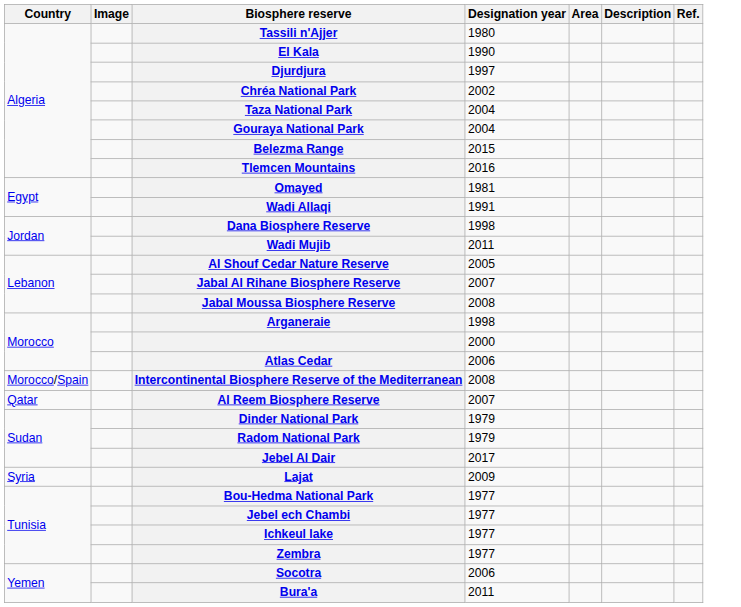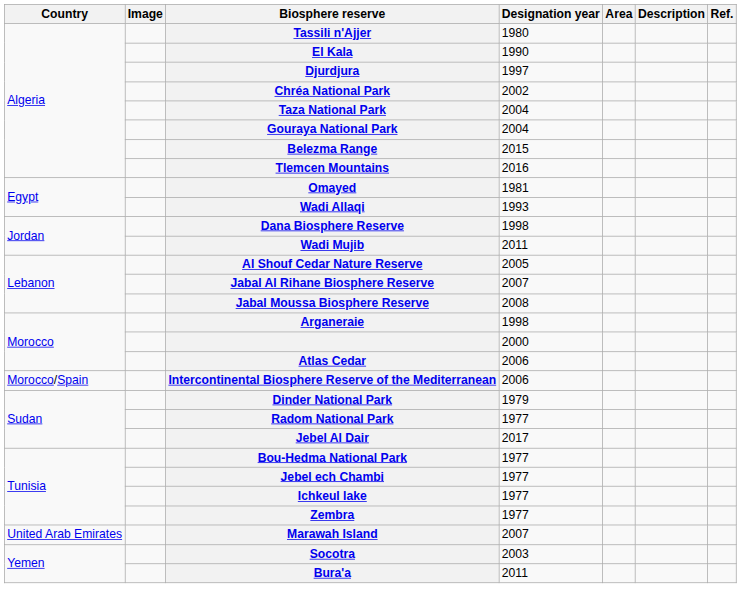(482, 206) 1991 -> (515, 206) 1993
(482, 380) 2008 -> (515, 380) 2006
- row: (299, 399)
(482, 438) 1979 -> (515, 419) 1977
- row: (299, 476)
+ row: (332, 534)
(482, 573) 2006 -> (515, 554) 2003
